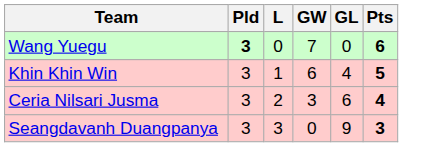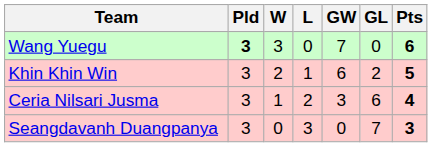+ column: (278, 18)
(347, 73) 4 -> (376, 73) 2
(347, 127) 9 -> (376, 127) 7
